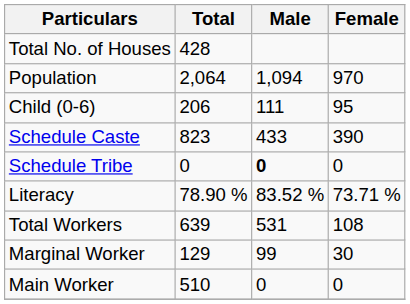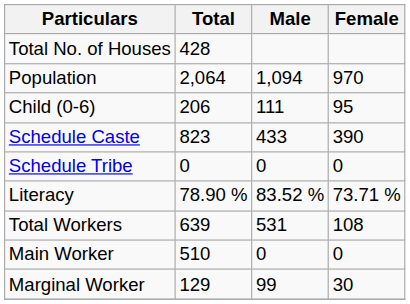(261, 166) bold -> (261, 166) normal
rows swapped: (61, 284) <-> (77, 254)
